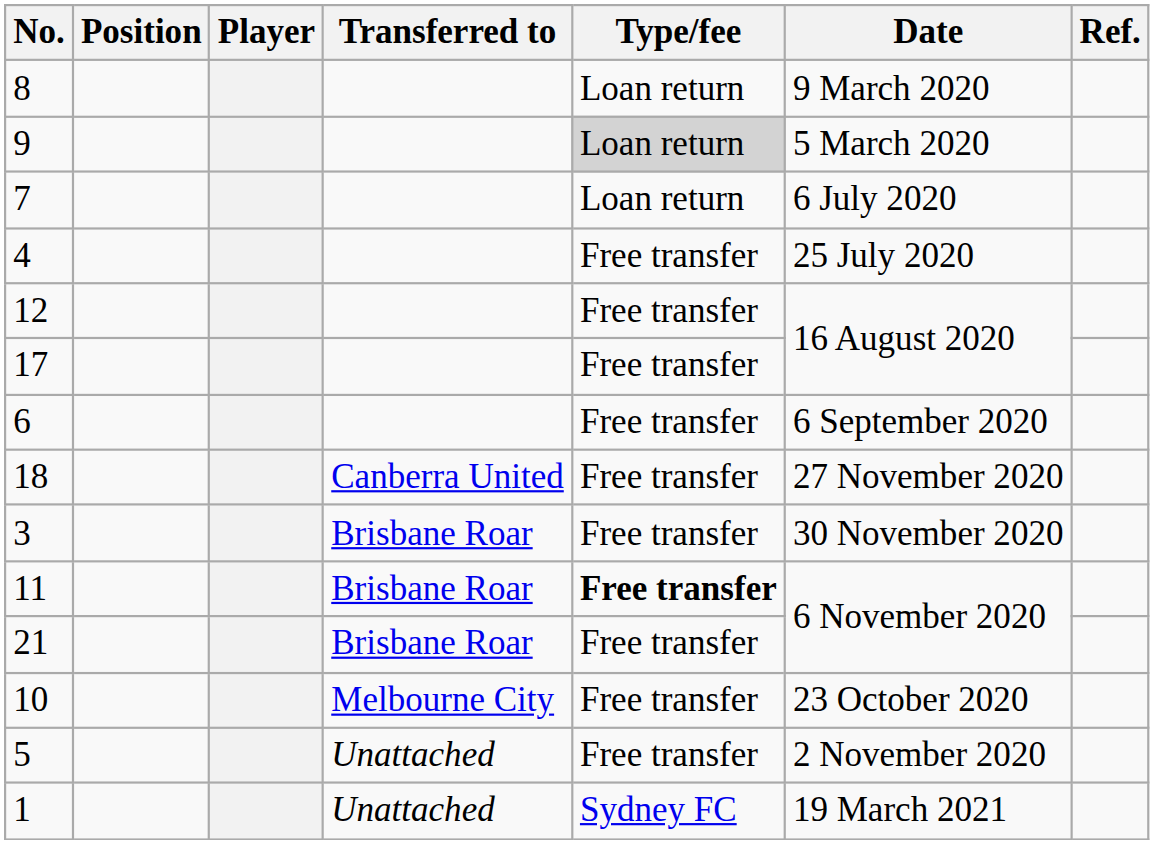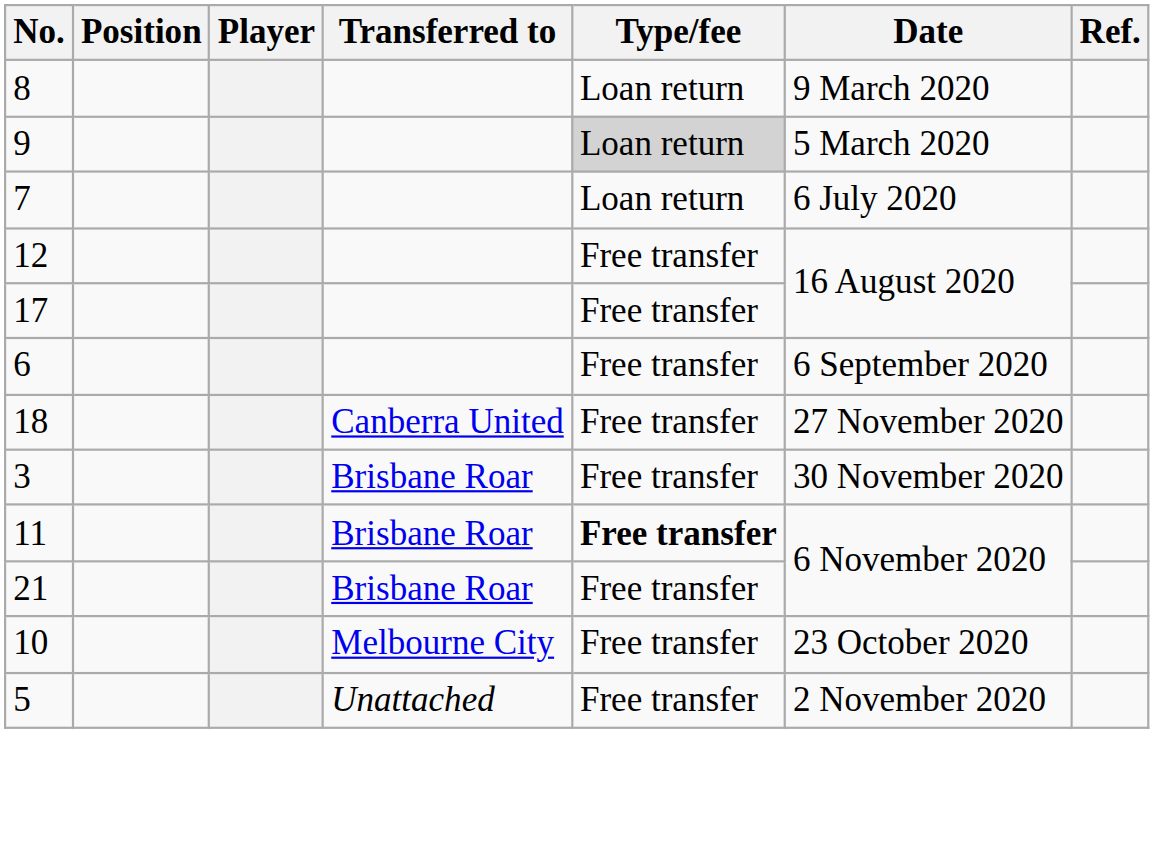- row: (22, 254)
- row: (22, 810)
